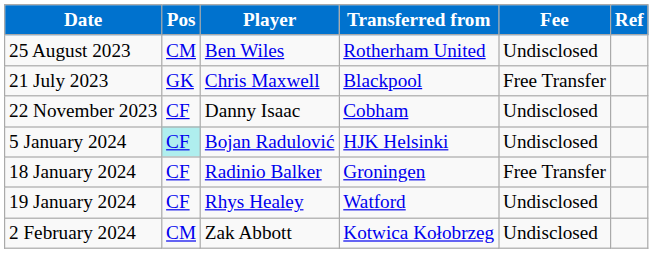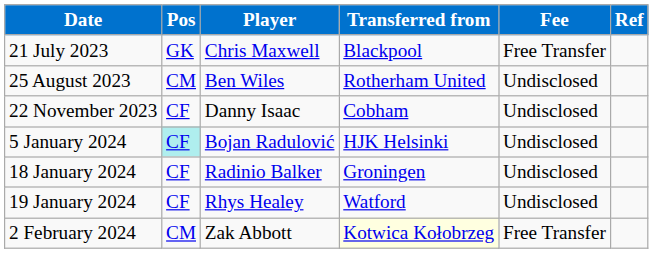rows swapped: (59, 80) <-> (70, 50)
(554, 171) Free Transfer -> (550, 171) Undisclosed
(419, 232) no background -> (419, 232) lightyellow background
(550, 232) Undisclosed -> (554, 232) Free Transfer
